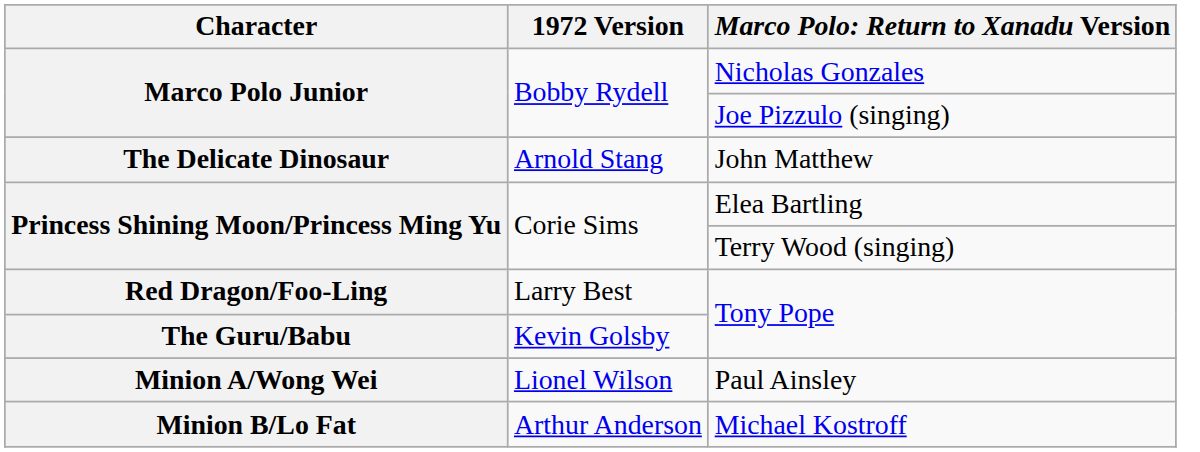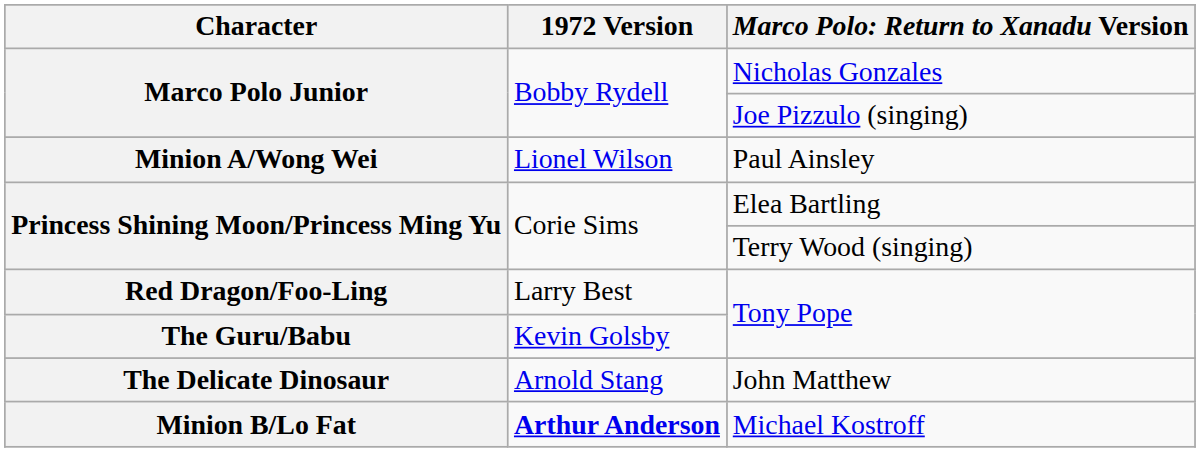rows swapped: (256, 159) <-> (256, 379)
(608, 423) normal -> (617, 423) bold
